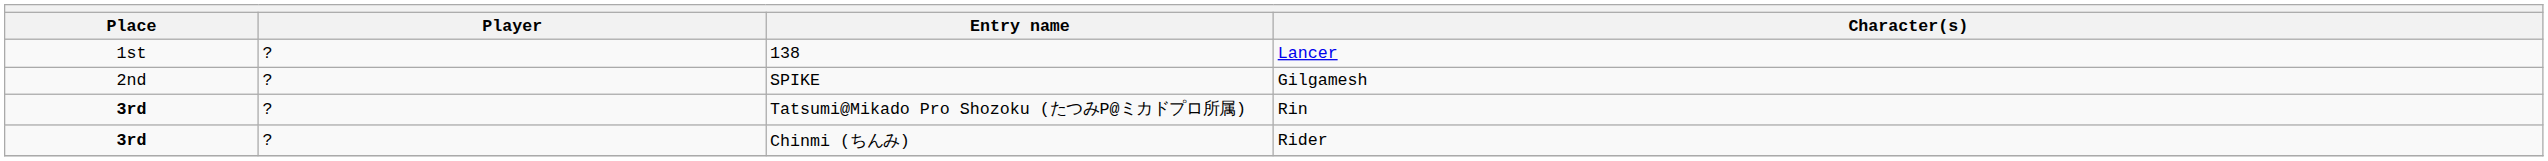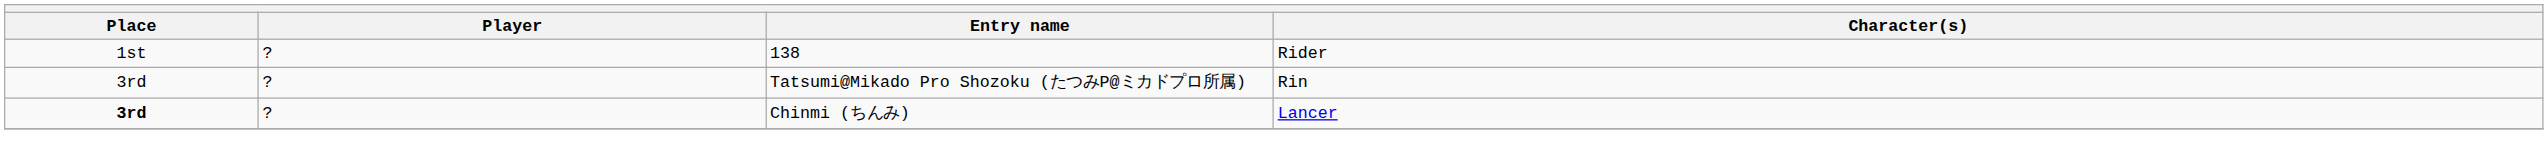(1308, 53) Lancer -> (1303, 53) Rider
- row: (795, 80)
(132, 109) bold -> (132, 82) normal
(1303, 140) Rider -> (1308, 113) Lancer
